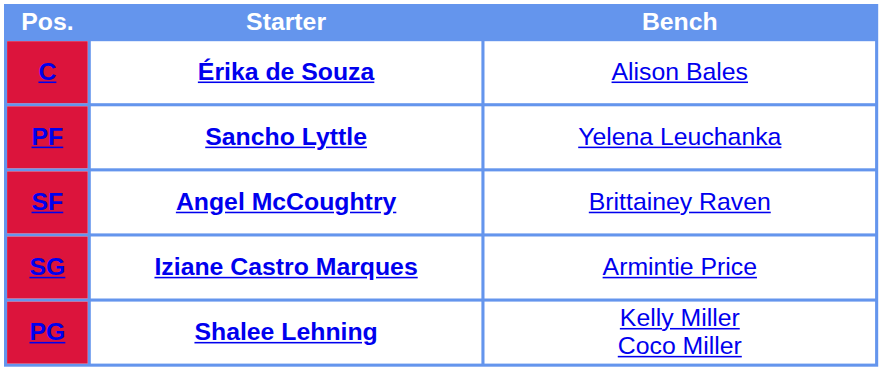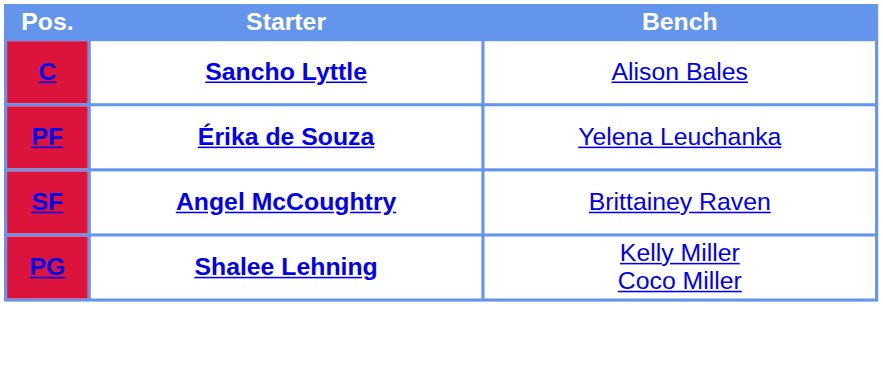(286, 71) Érika de Souza -> (286, 71) Sancho Lyttle
(286, 137) Sancho Lyttle -> (286, 137) Érika de Souza
- row: (47, 267)
